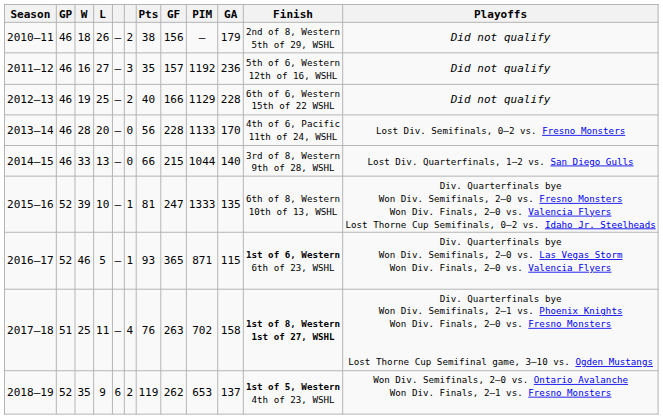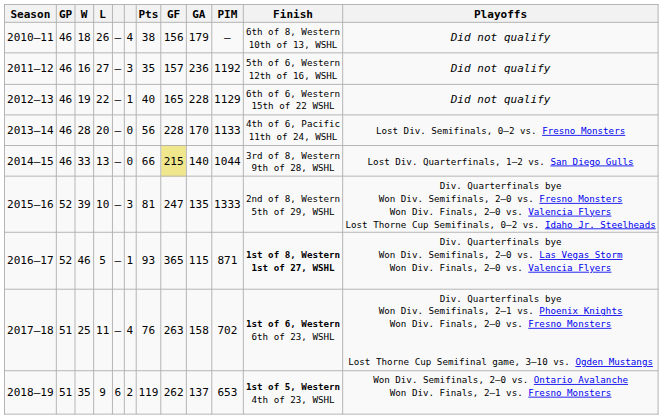columns swapped: (231, 13) <-> (202, 13)
(130, 38) 2 -> (130, 38) 4
(293, 39) 2nd of 8, Western 5th of 29, WSHL -> (293, 39) 6th of 8, Western 10th of 13, WSHL
(103, 99) 25 -> (103, 99) 22
(130, 99) 2 -> (130, 99) 1
(174, 99) 166 -> (174, 99) 165
(174, 161) no background -> (174, 161) khaki background
(130, 204) 1 -> (130, 204) 3
(293, 205) 6th of 8, Western 10th of 13, WSHL -> (293, 205) 2nd of 8, Western 5th of 29, WSHL
(293, 261) 1st of 6, Western 6th of 23, WSHL -> (293, 261) 1st of 8, Western 1st of 27, WSHL
(293, 330) 1st of 8, Western 1st of 27, WSHL -> (293, 330) 1st of 6, Western 6th of 23, WSHL
(66, 392) 52 -> (66, 392) 51
